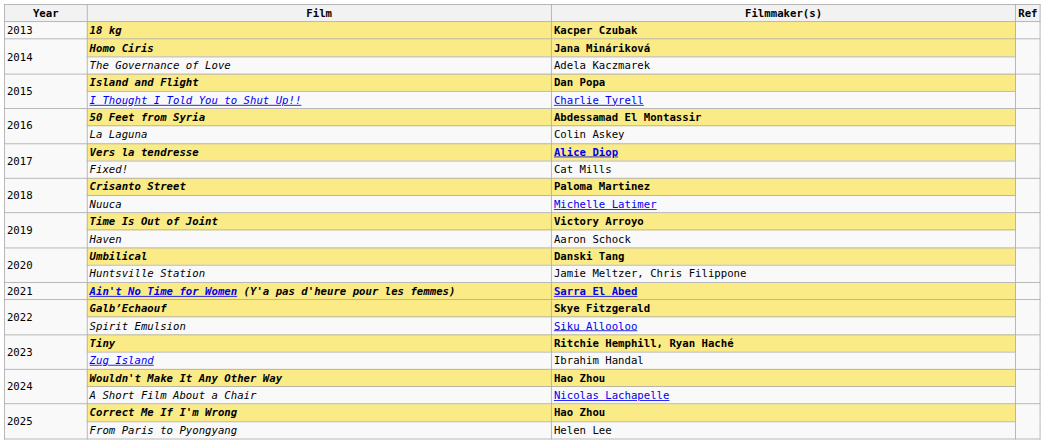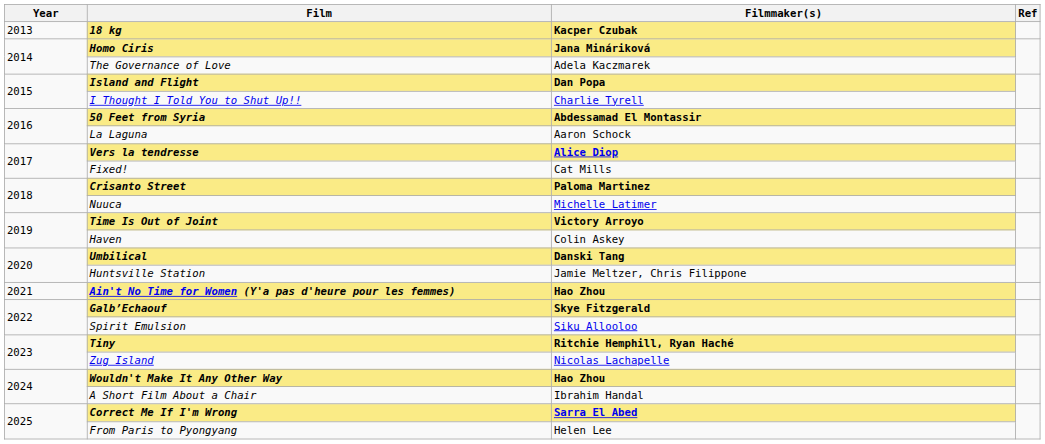(589, 135) Colin Askey -> (592, 135) Aaron Schock
(592, 239) Aaron Schock -> (589, 239) Colin Askey
(596, 291) Sarra El Abed -> (580, 291) Hao Zhou
(599, 361) Ibrahim Handal -> (612, 361) Nicolas Lachapelle
(612, 395) Nicolas Lachapelle -> (599, 395) Ibrahim Handal
(580, 413) Hao Zhou -> (596, 413) Sarra El Abed
